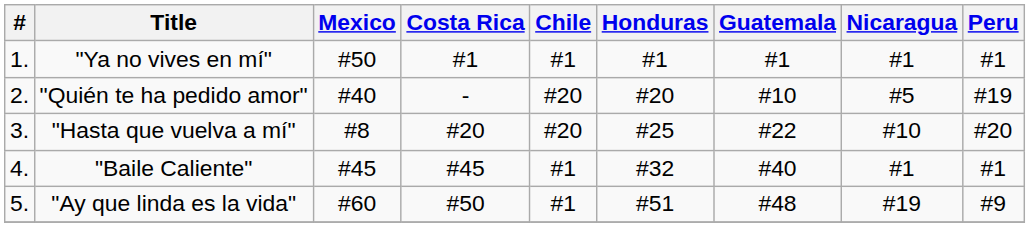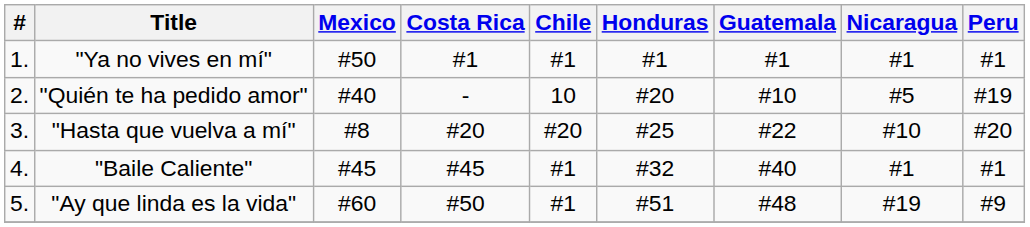(563, 95) #20 -> (563, 95) 10
